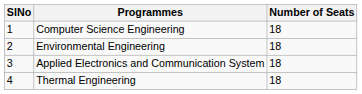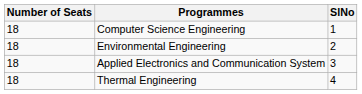columns swapped: (19, 13) <-> (312, 13)
